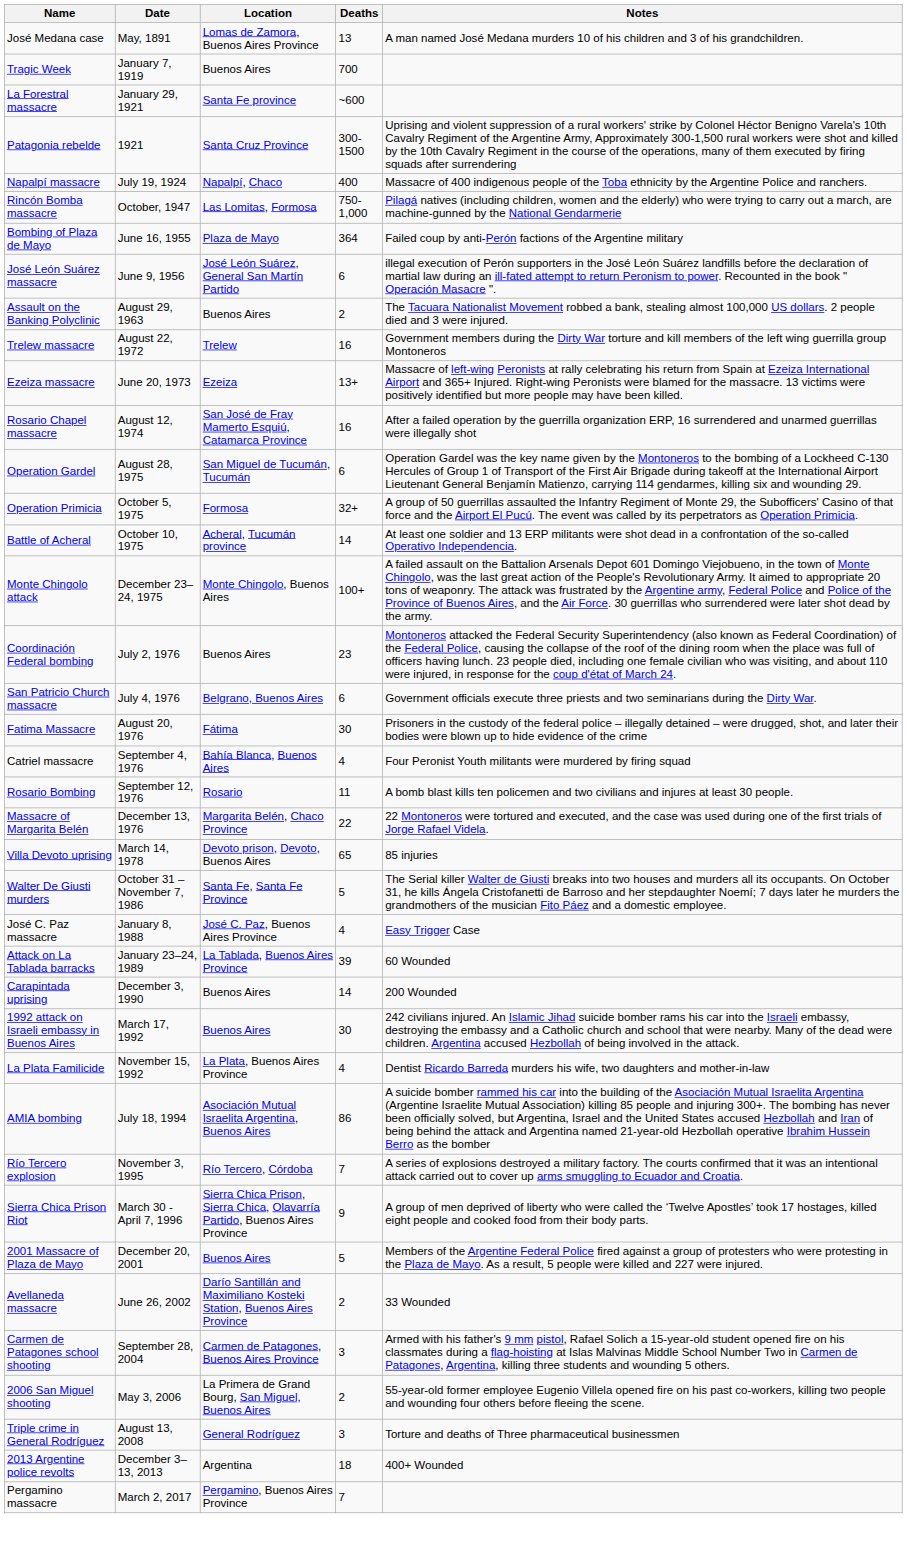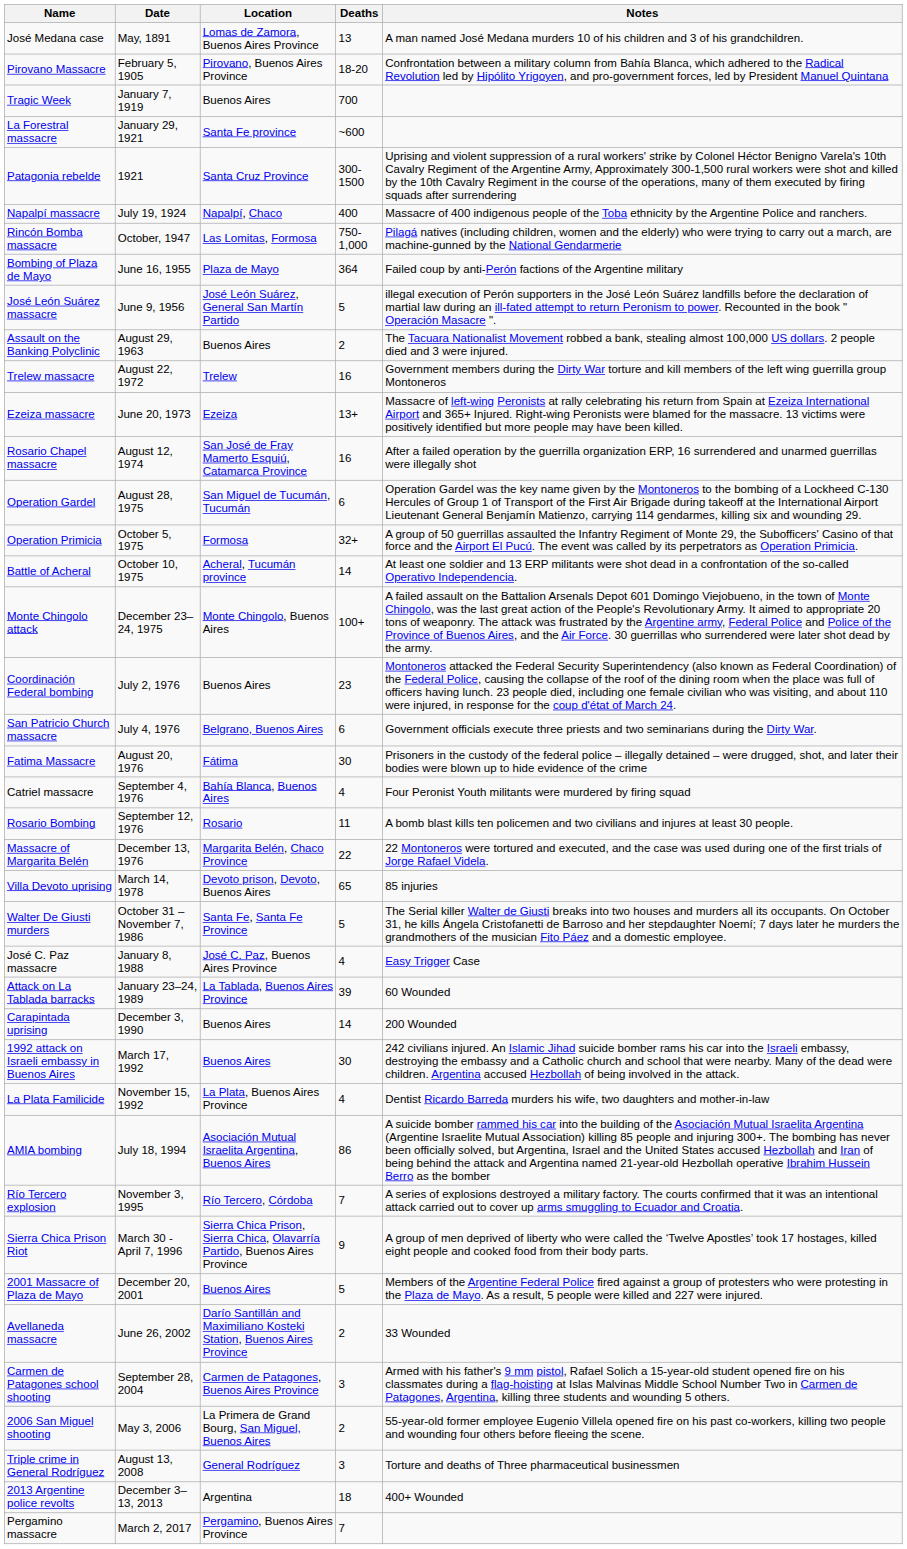+ row: (56, 69)
(342, 276) 6 -> (342, 307) 5
